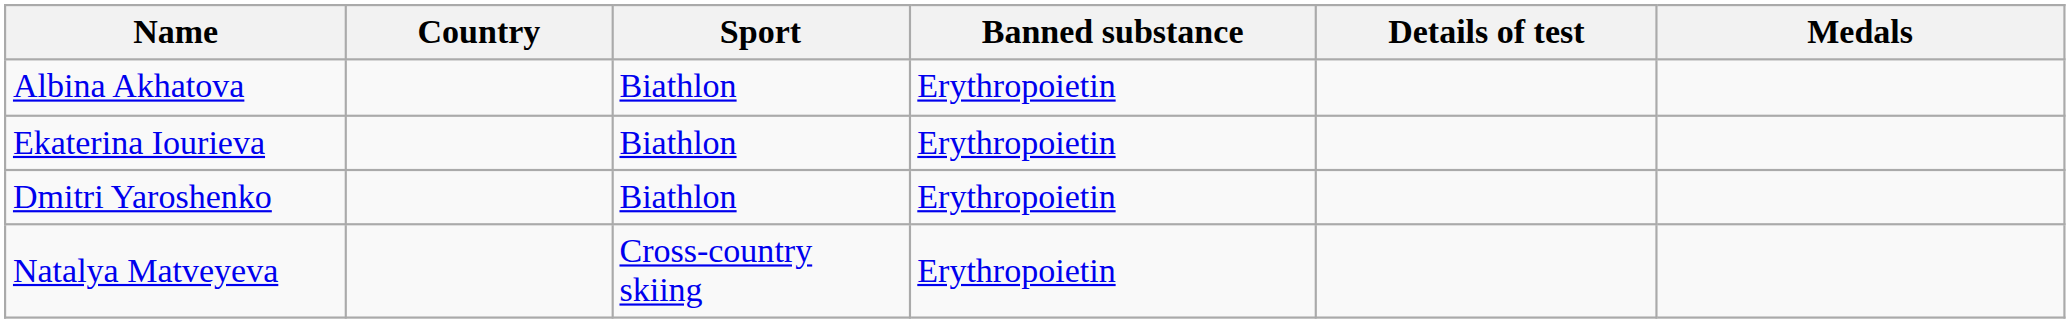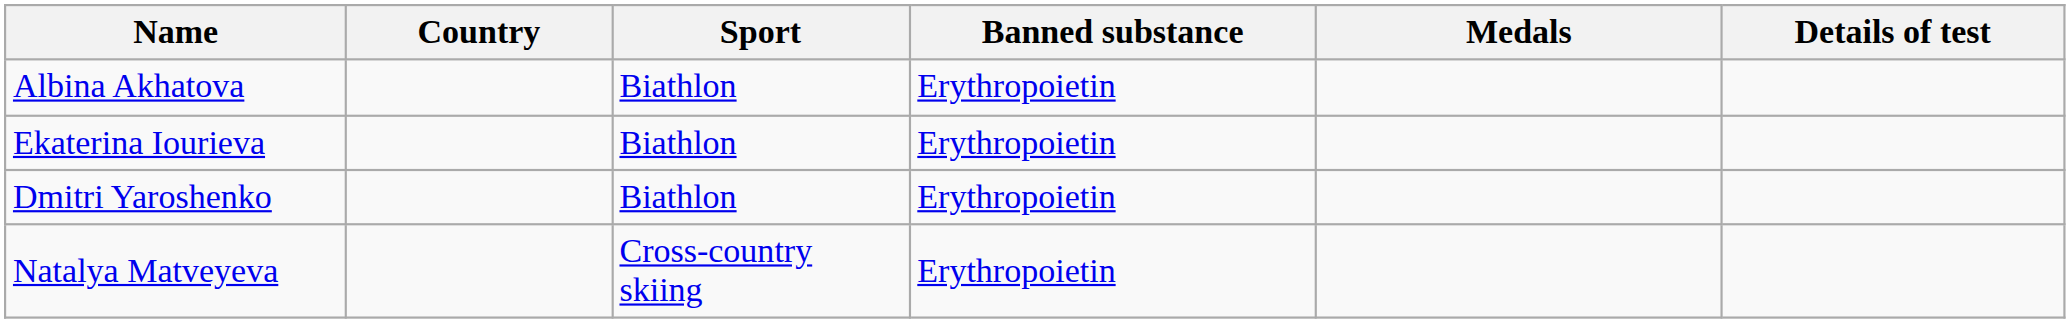columns swapped: (1860, 31) <-> (1486, 31)
